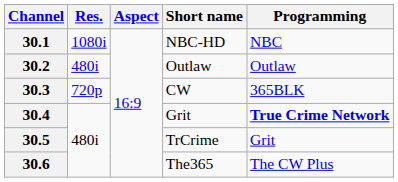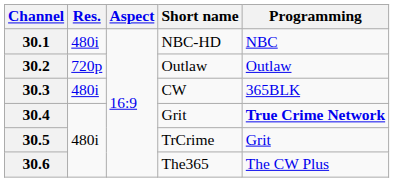(89, 41) 1080i -> (85, 41) 480i
(85, 66) 480i -> (87, 66) 720p
(87, 90) 720p -> (85, 90) 480i
